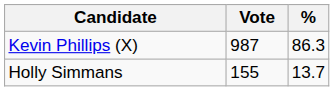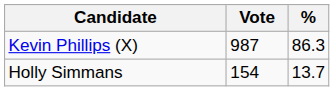(245, 72) 155 -> (245, 72) 154
